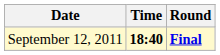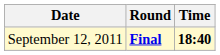columns swapped: (146, 15) <-> (190, 15)
